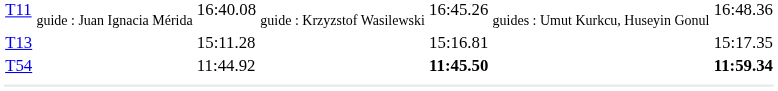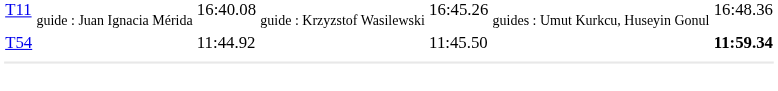- row: (19, 42)
(459, 65) bold -> (458, 42) normal
